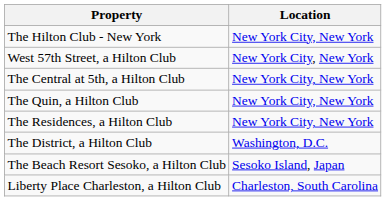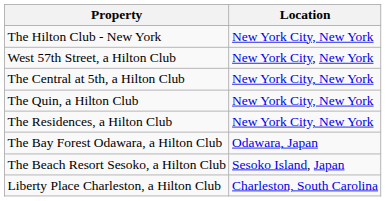- row: (80, 143)
+ row: (115, 143)
